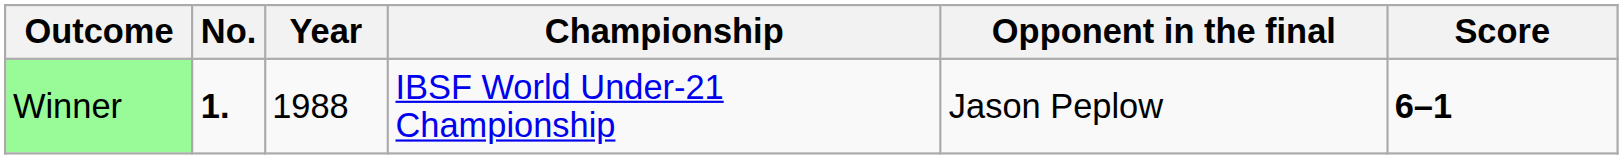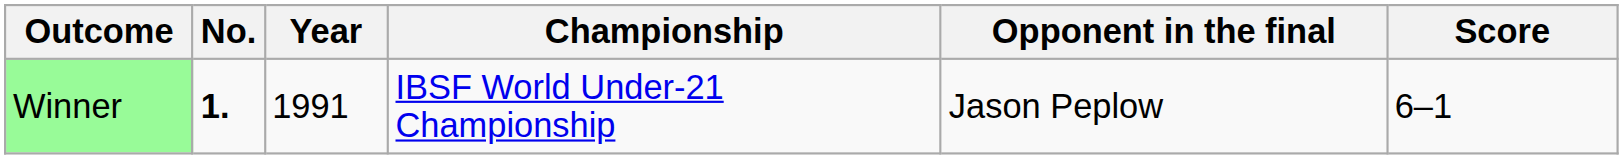(310, 105) 1988 -> (310, 105) 1991
(1423, 105) bold -> (1423, 105) normal
